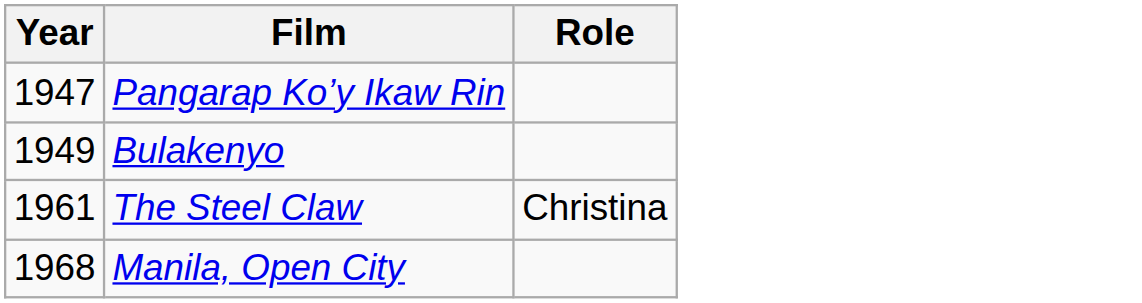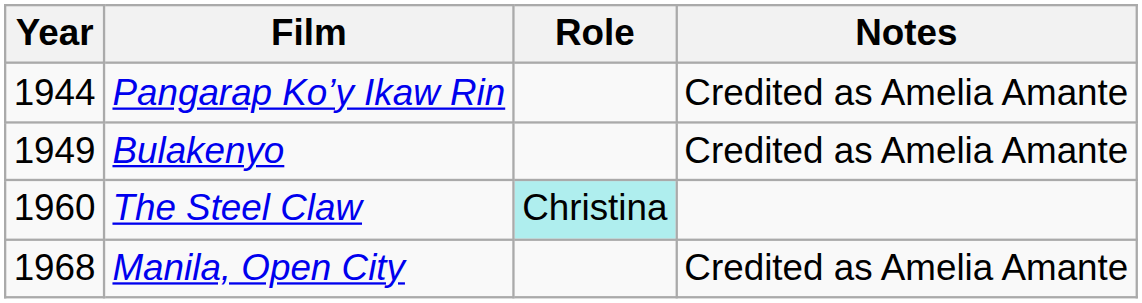+ column: (906, 33)
(55, 92) 1947 -> (55, 92) 1944
(55, 208) 1961 -> (55, 208) 1960
(595, 208) no background -> (595, 208) paleturquoise background
